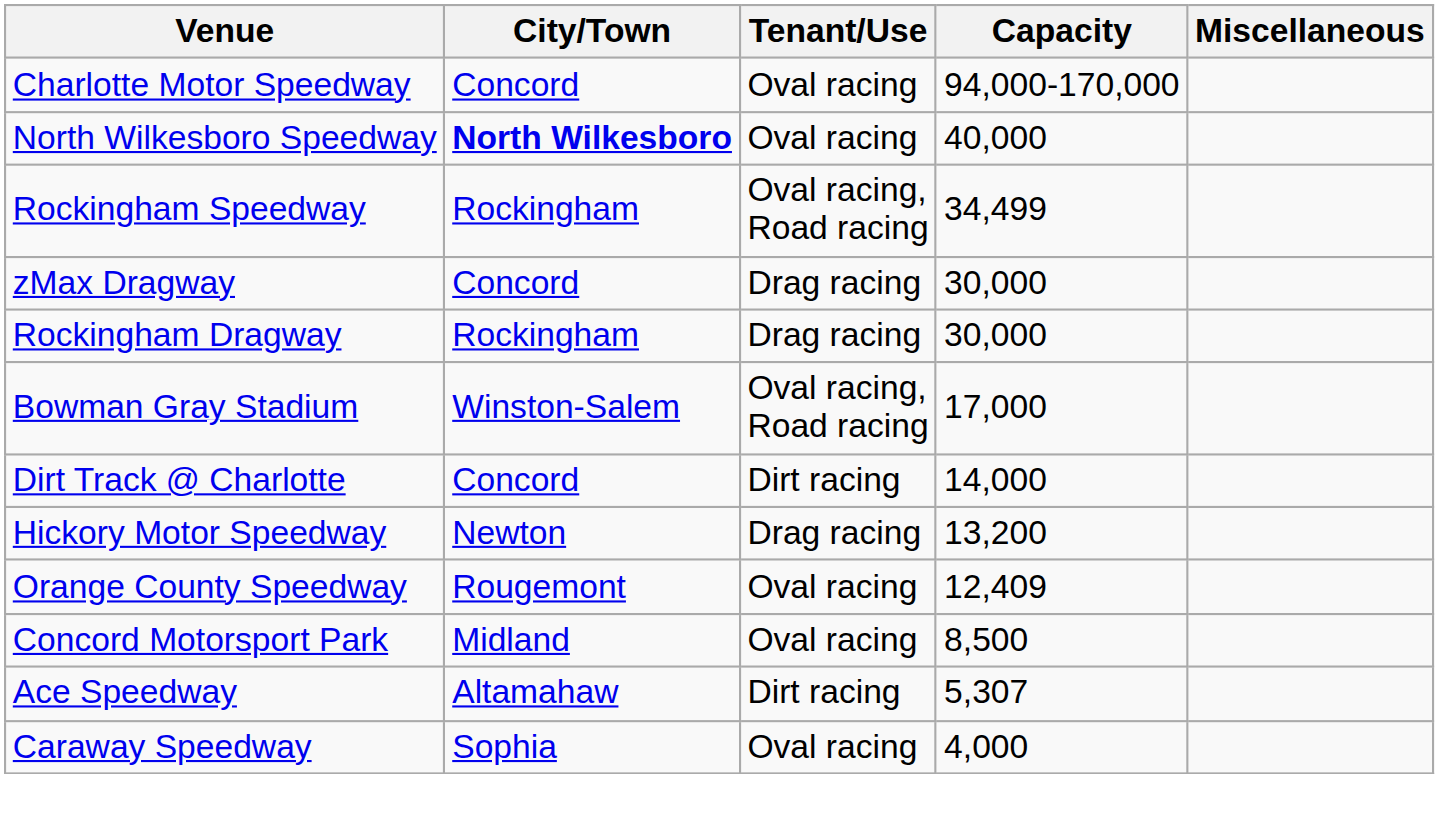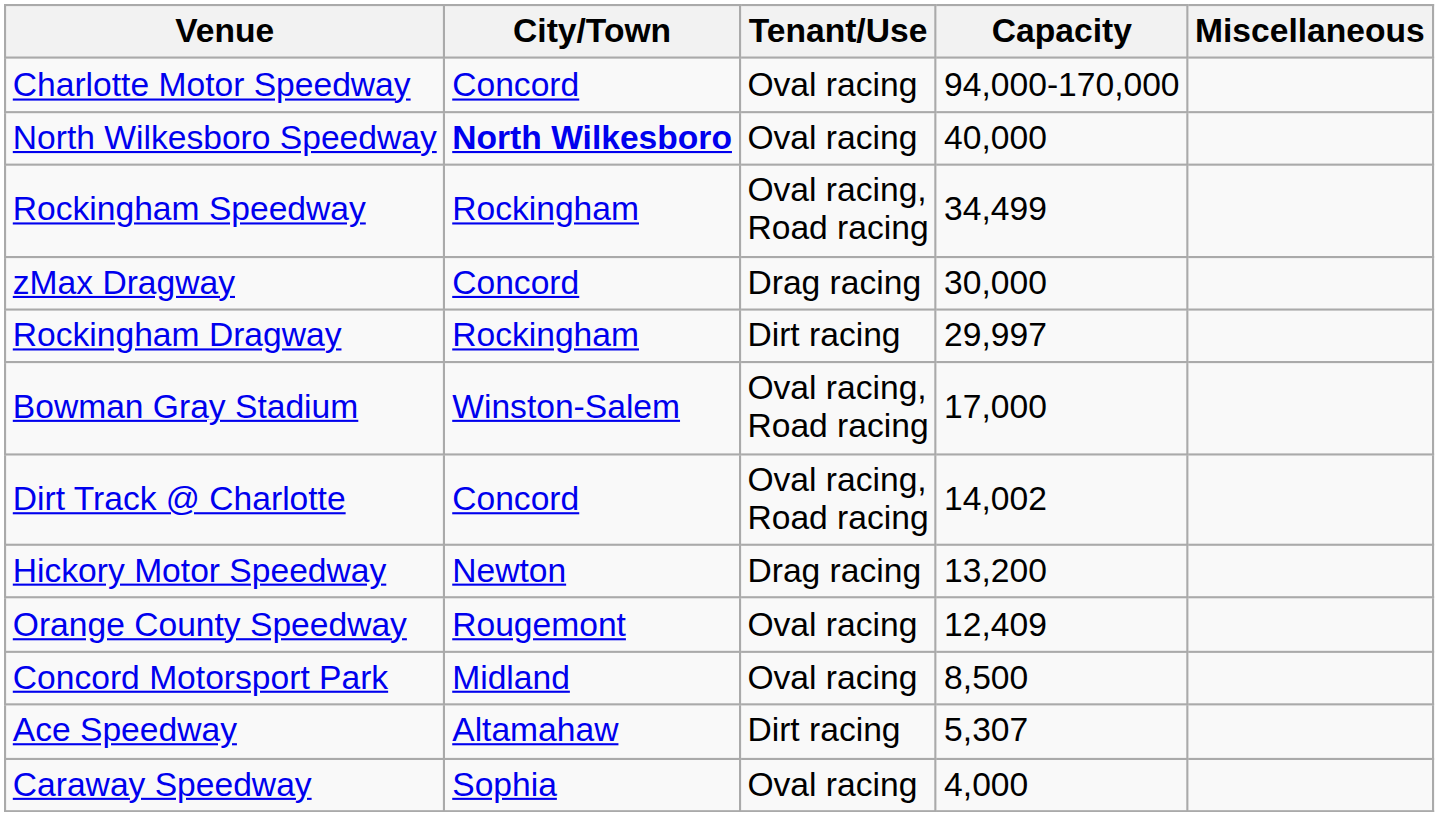(834, 335) Drag racing -> (824, 335) Dirt racing
(995, 335) 30,000 -> (995, 335) 29,997
(824, 479) Dirt racing -> (838, 498) Oval racing, Road racing
(995, 479) 14,000 -> (995, 498) 14,002
